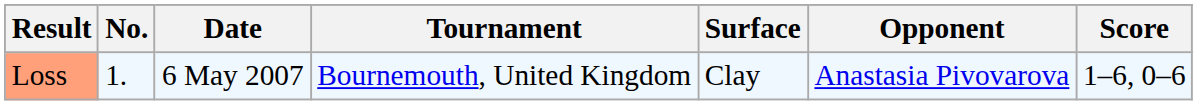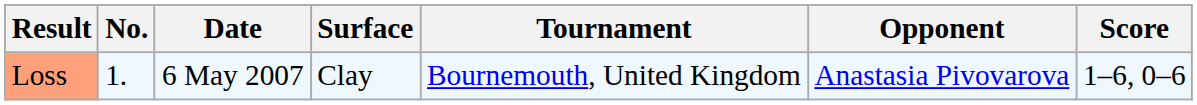columns swapped: (504, 27) <-> (753, 27)
